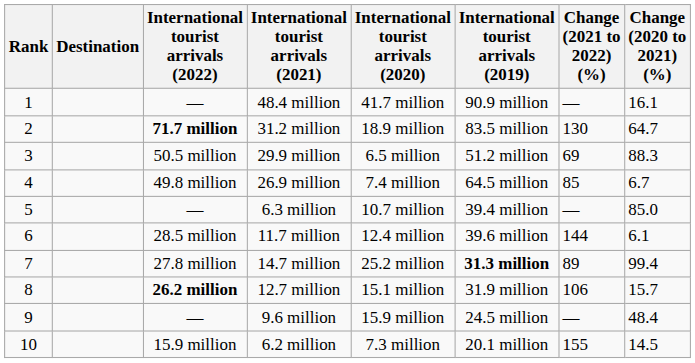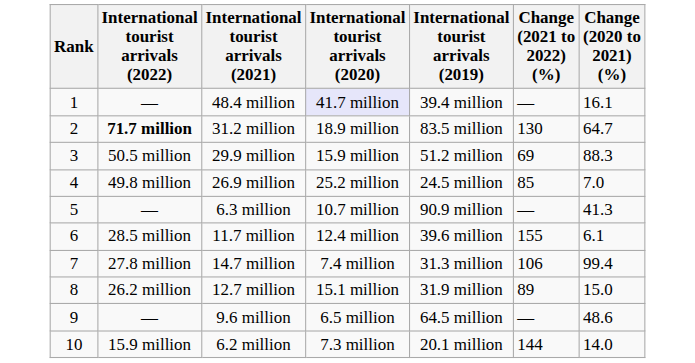- column: (98, 46)
(403, 102) no background -> (357, 102) lavender background
(507, 102) 90.9 million -> (461, 102) 39.4 million
(403, 155) 6.5 million -> (357, 155) 15.9 million
(403, 182) 7.4 million -> (357, 182) 25.2 million
(507, 182) 64.5 million -> (461, 182) 24.5 million
(639, 182) 6.7 -> (594, 182) 7.0
(507, 209) 39.4 million -> (461, 209) 90.9 million
(643, 209) 85.0 -> (598, 209) 41.3
(575, 236) 144 -> (530, 236) 155
(403, 263) 25.2 million -> (357, 263) 7.4 million
(507, 263) bold -> (461, 263) normal
(571, 263) 89 -> (530, 263) 106
(195, 290) bold -> (150, 290) normal
(575, 290) 106 -> (526, 290) 89
(643, 290) 15.7 -> (598, 290) 15.0
(403, 317) 15.9 million -> (357, 317) 6.5 million
(507, 317) 24.5 million -> (461, 317) 64.5 million
(643, 317) 48.4 -> (598, 317) 48.6
(575, 344) 155 -> (530, 344) 144
(643, 344) 14.5 -> (598, 344) 14.0
